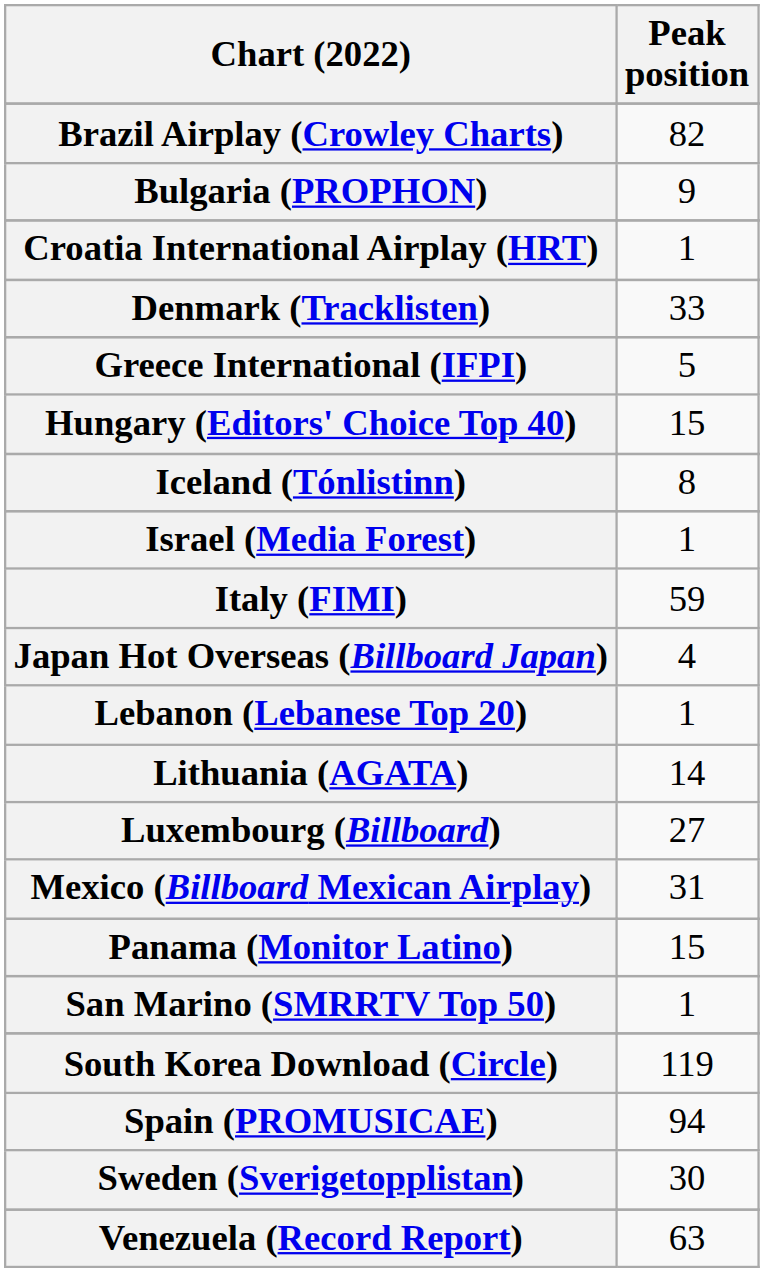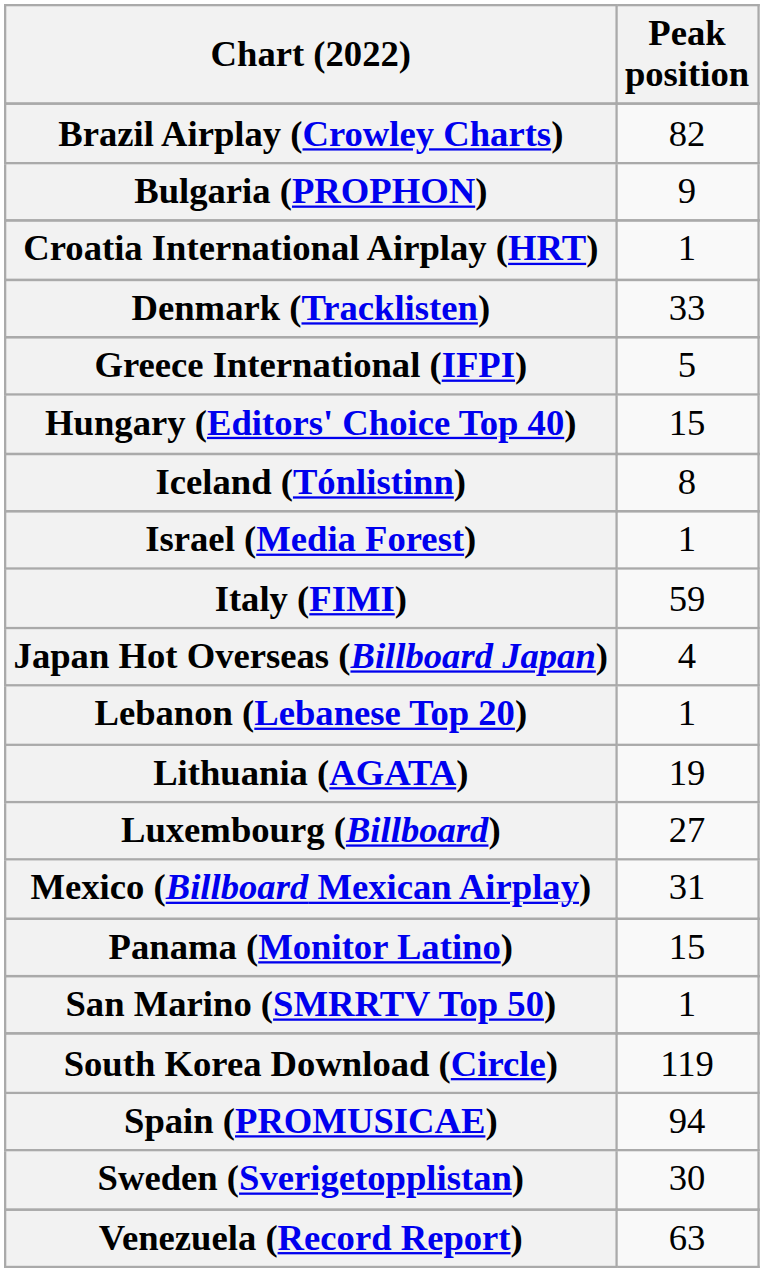(687, 772) 14 -> (687, 772) 19
